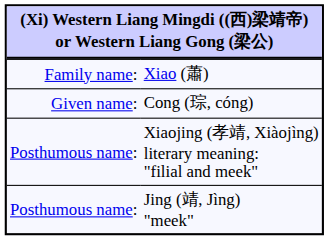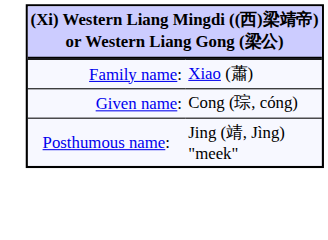- row: (231, 152)
